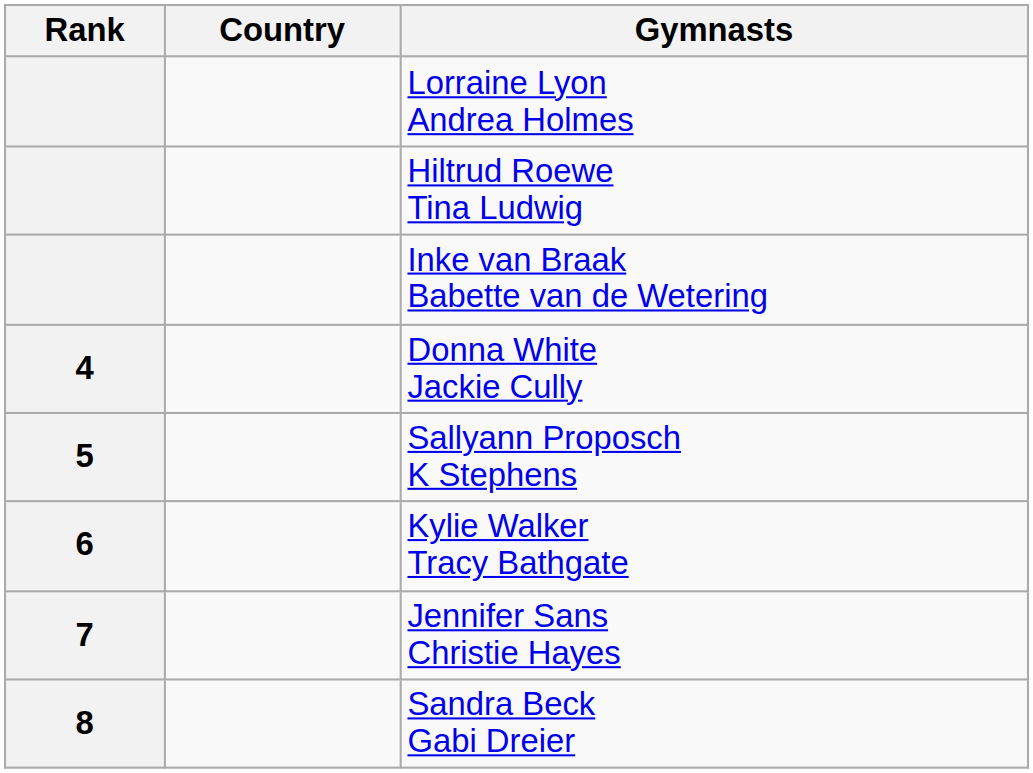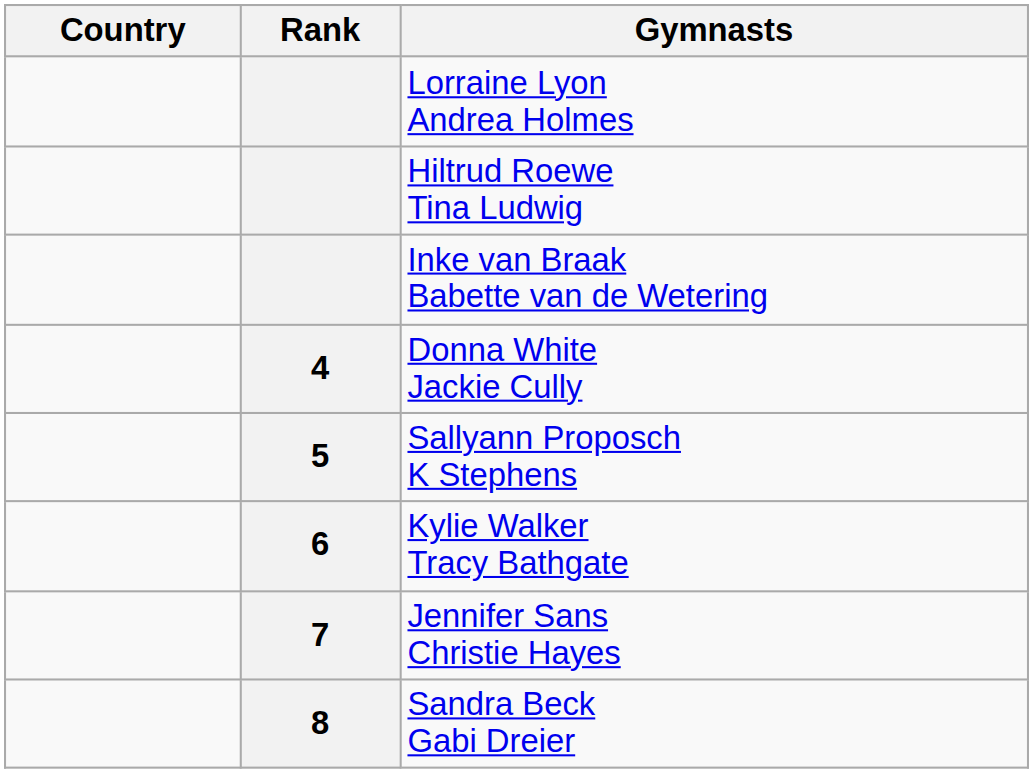columns swapped: (85, 30) <-> (282, 30)
